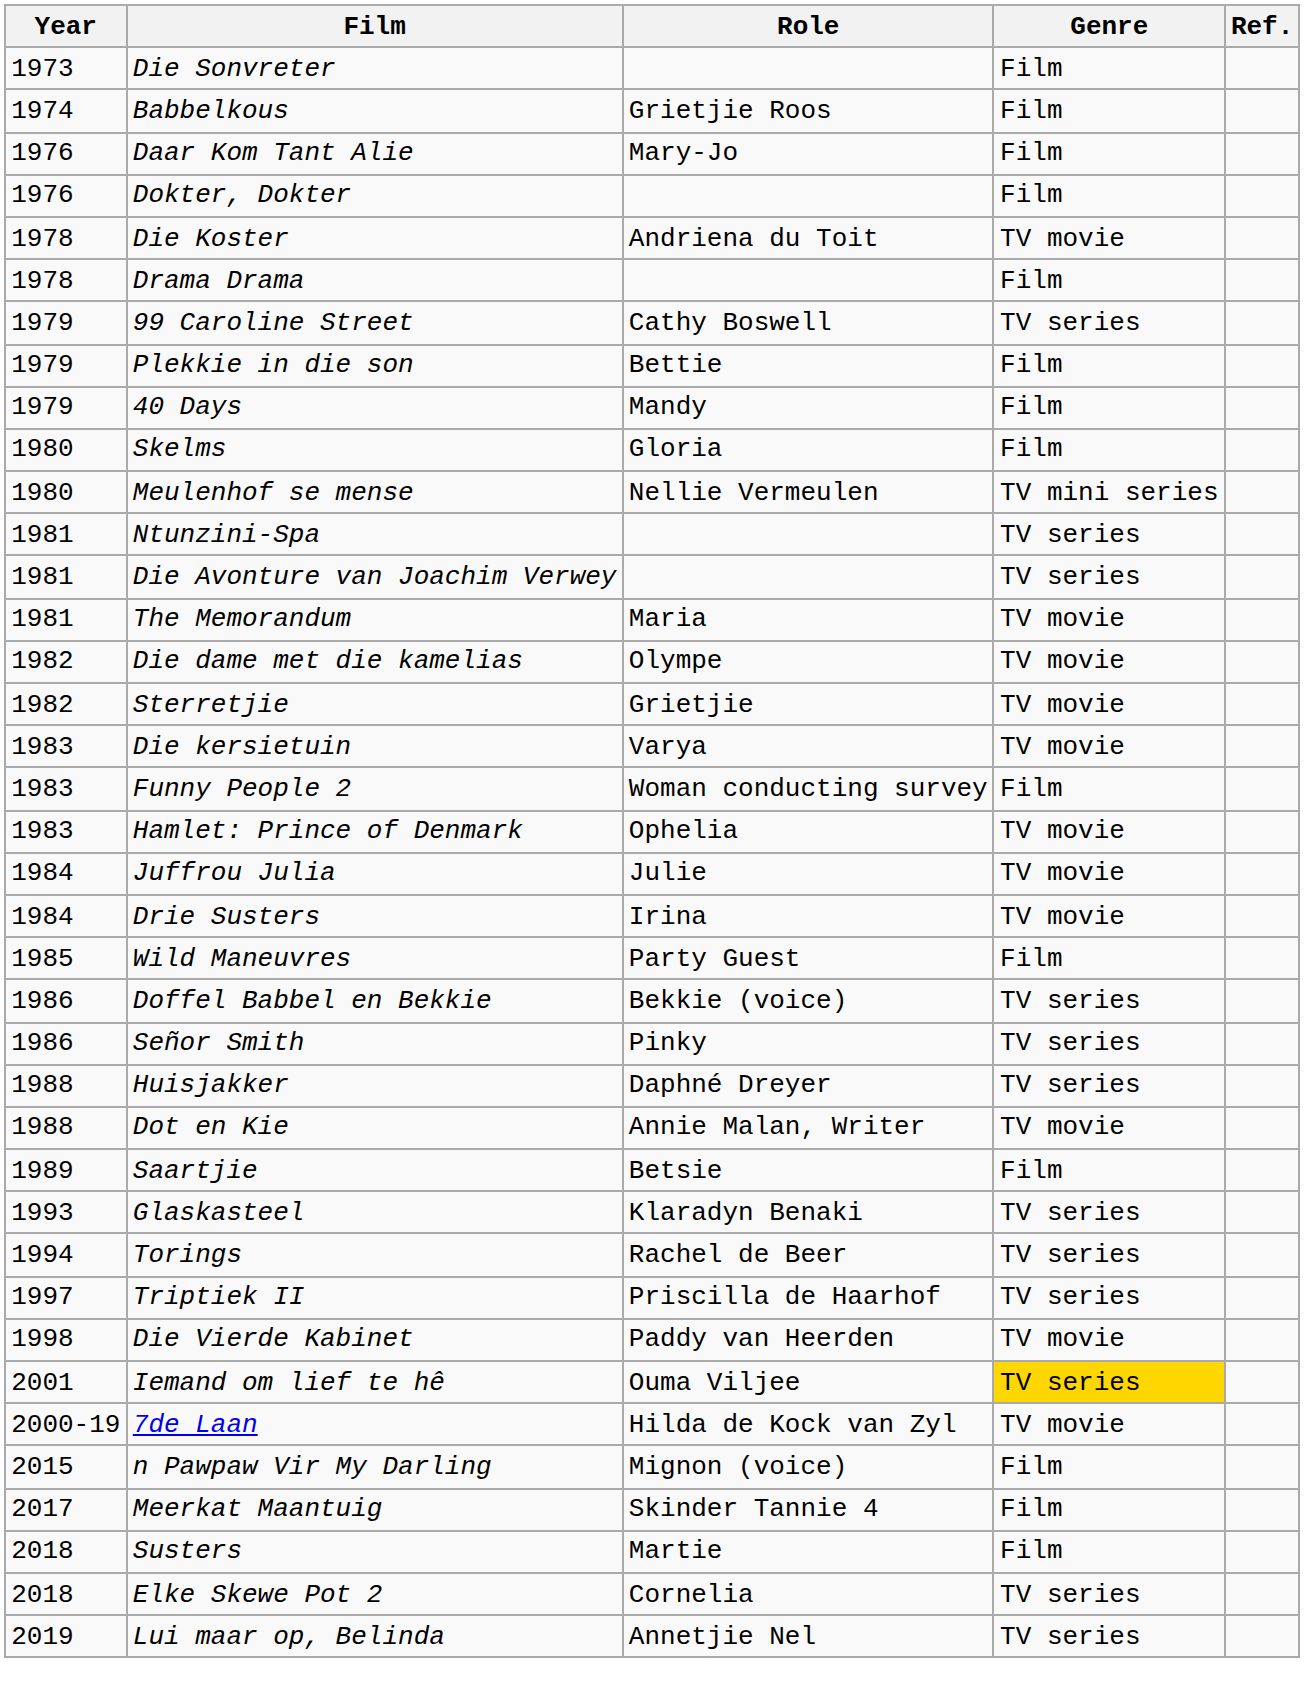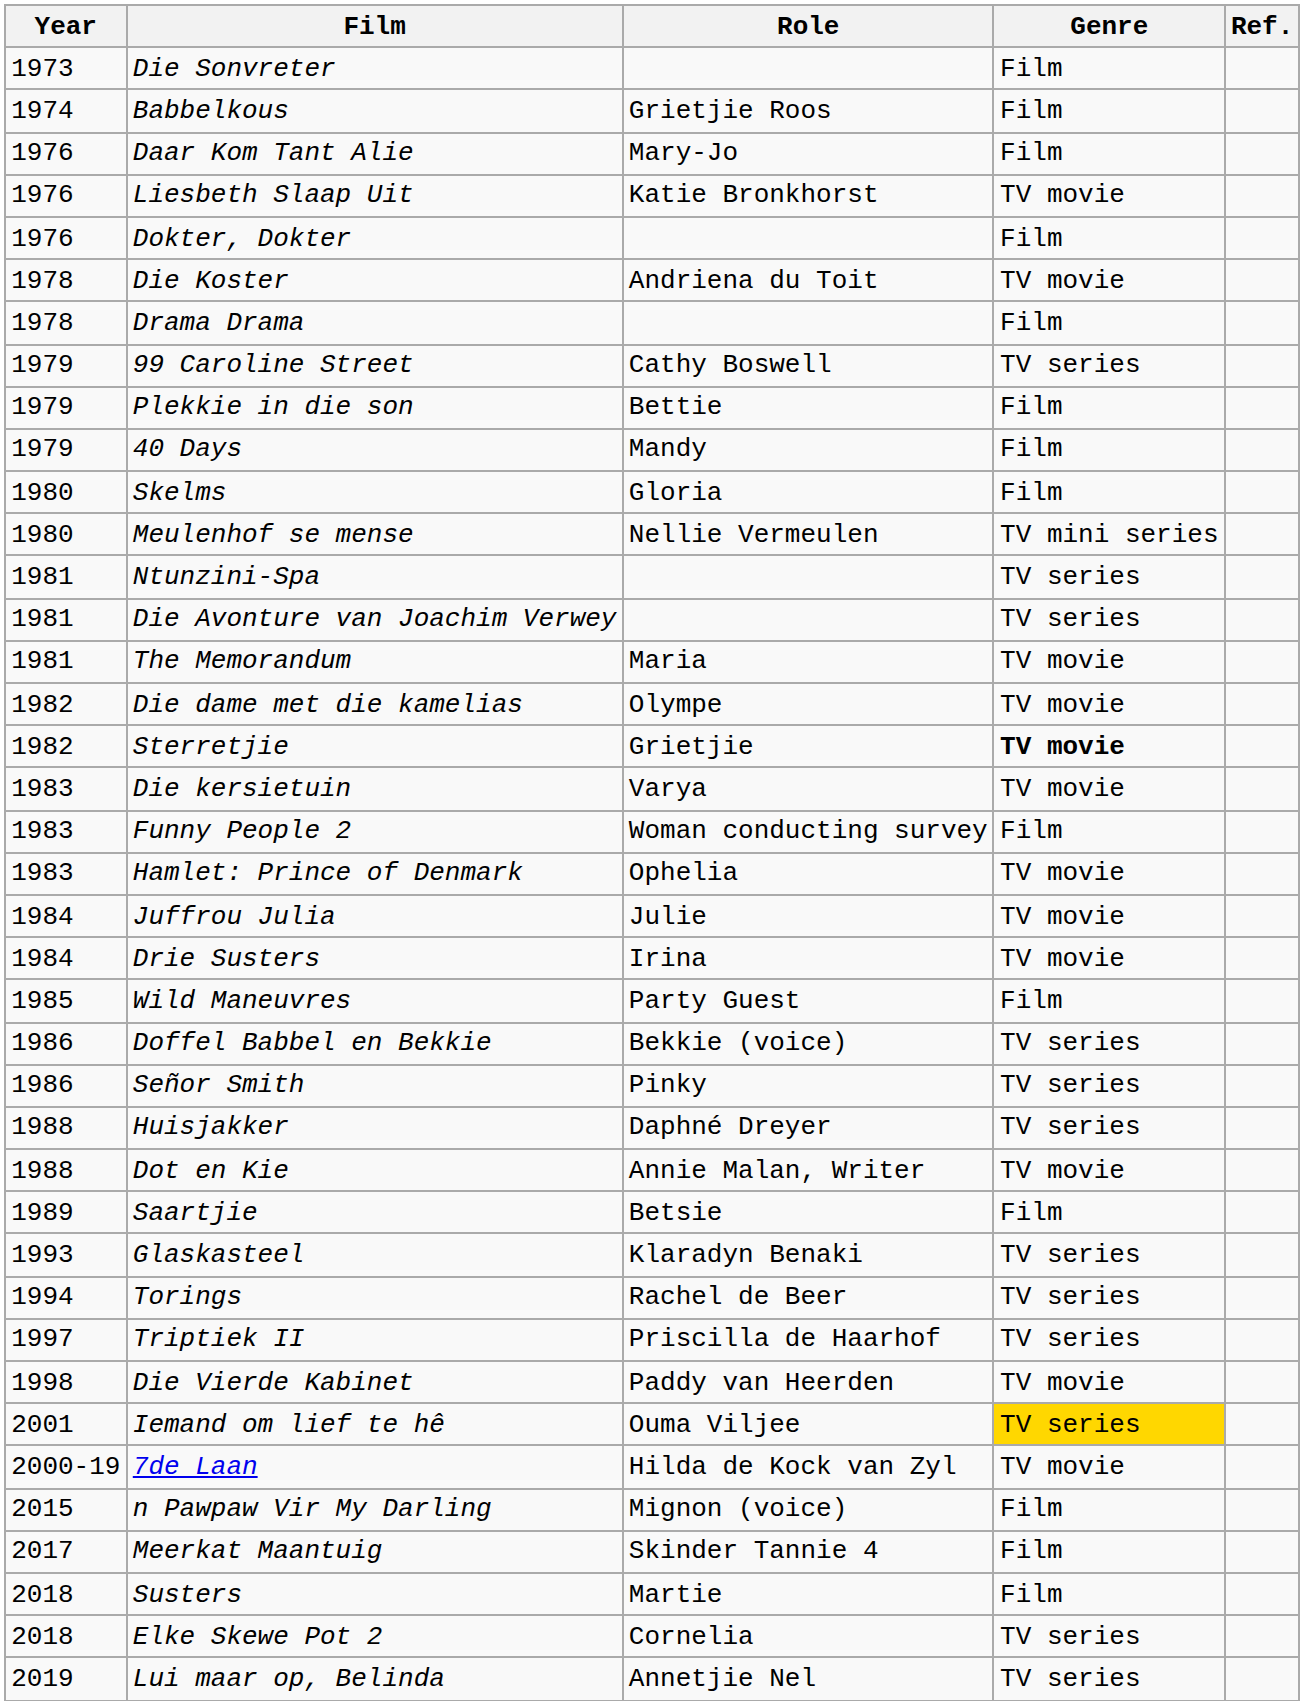+ row: (273, 196)
(1063, 704) normal -> (1063, 747) bold
